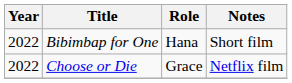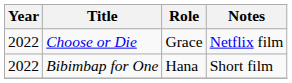rows swapped: (92, 66) <-> (102, 41)
